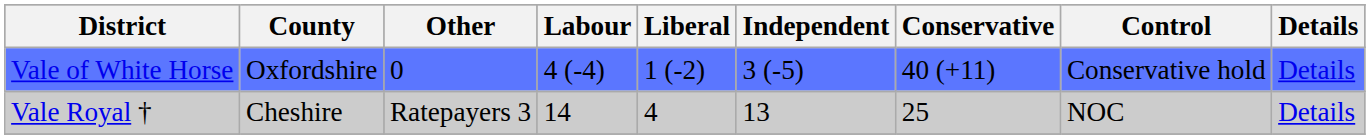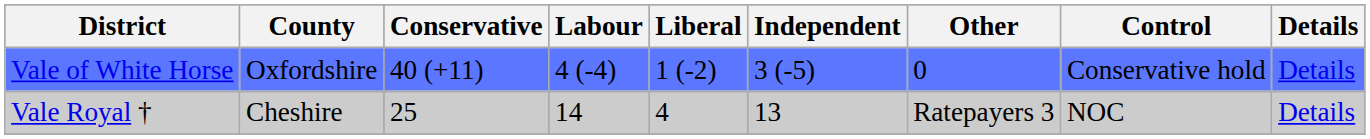columns swapped: (978, 26) <-> (461, 26)
